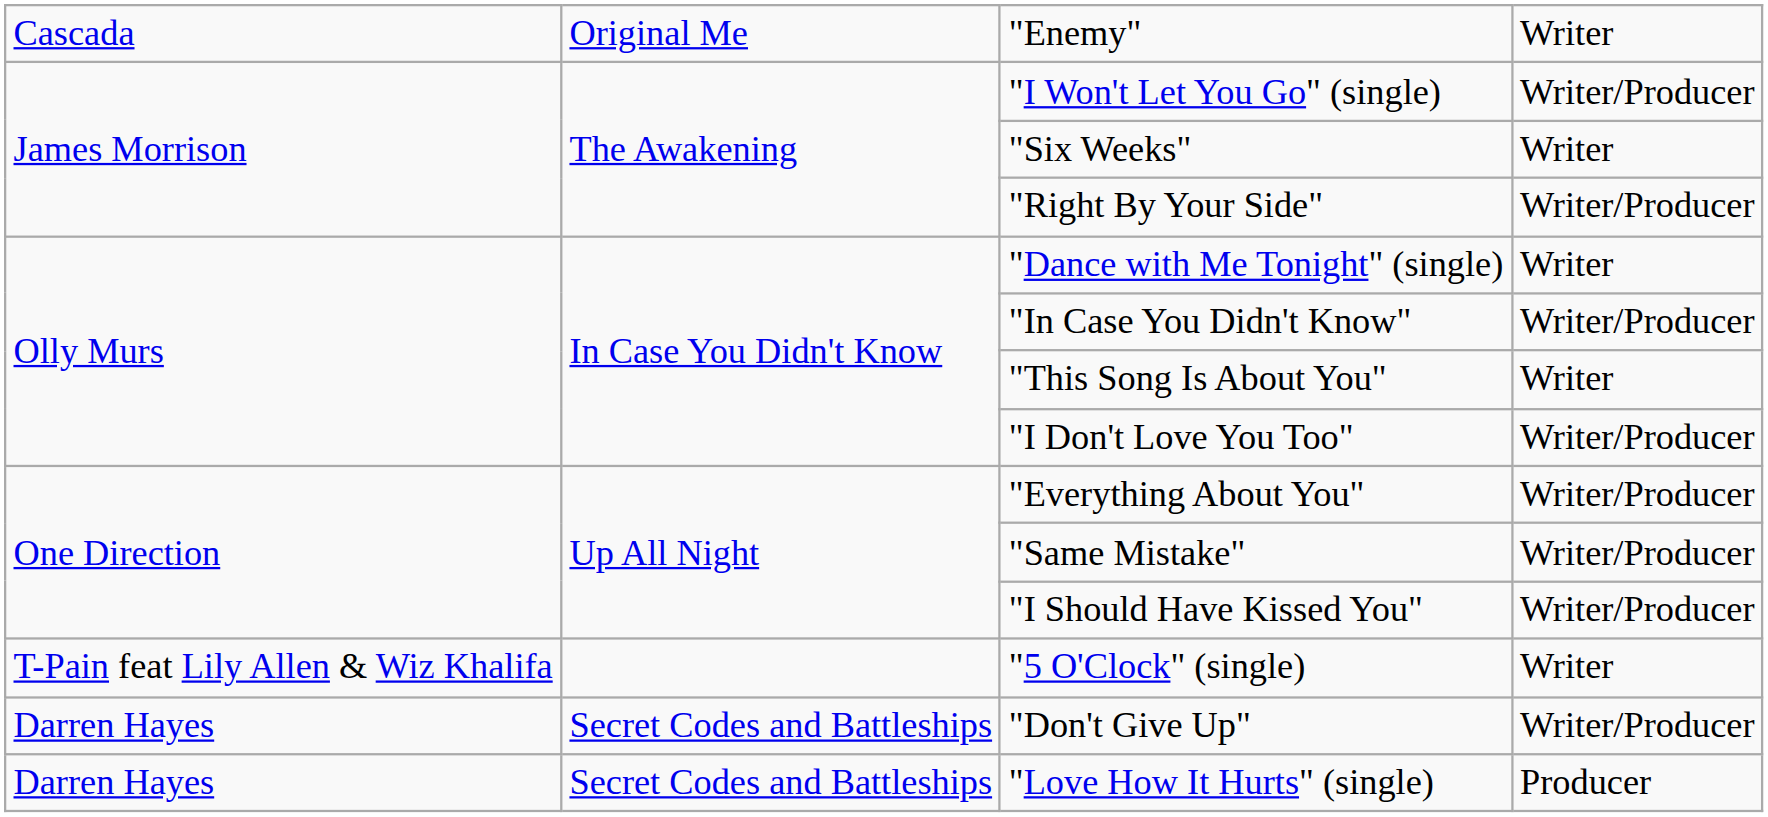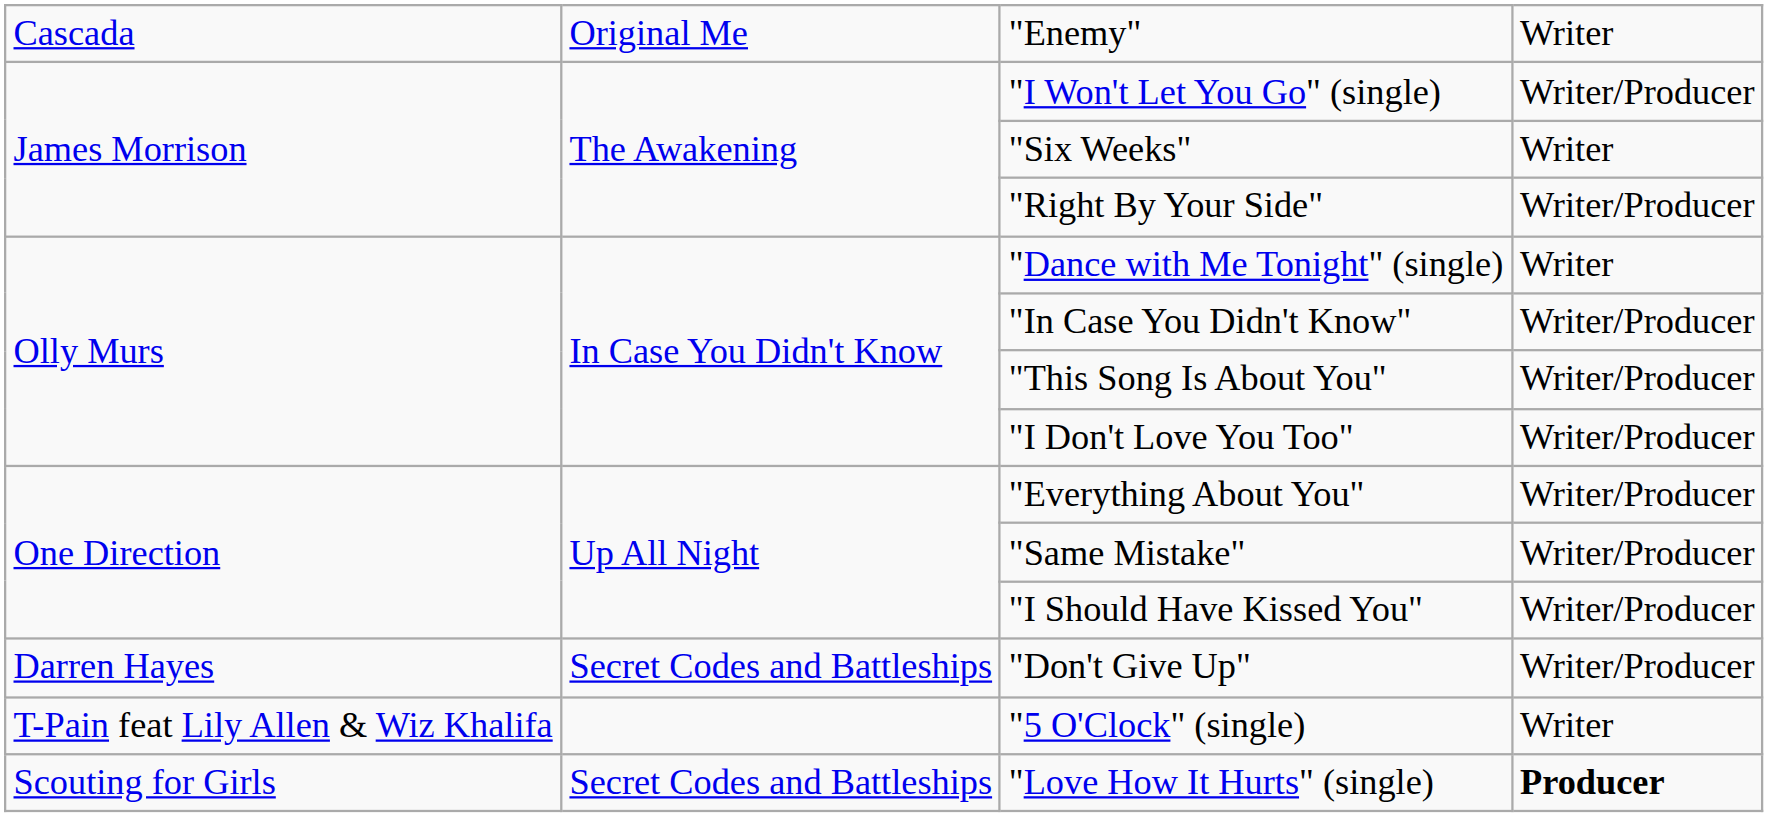(1567, 378) Writer -> (1637, 378) Writer/Producer
rows swapped: (1157, 666) <-> (1130, 724)
(114, 782) Darren Hayes -> (145, 782) Scouting for Girls
(1586, 782) normal -> (1592, 782) bold
